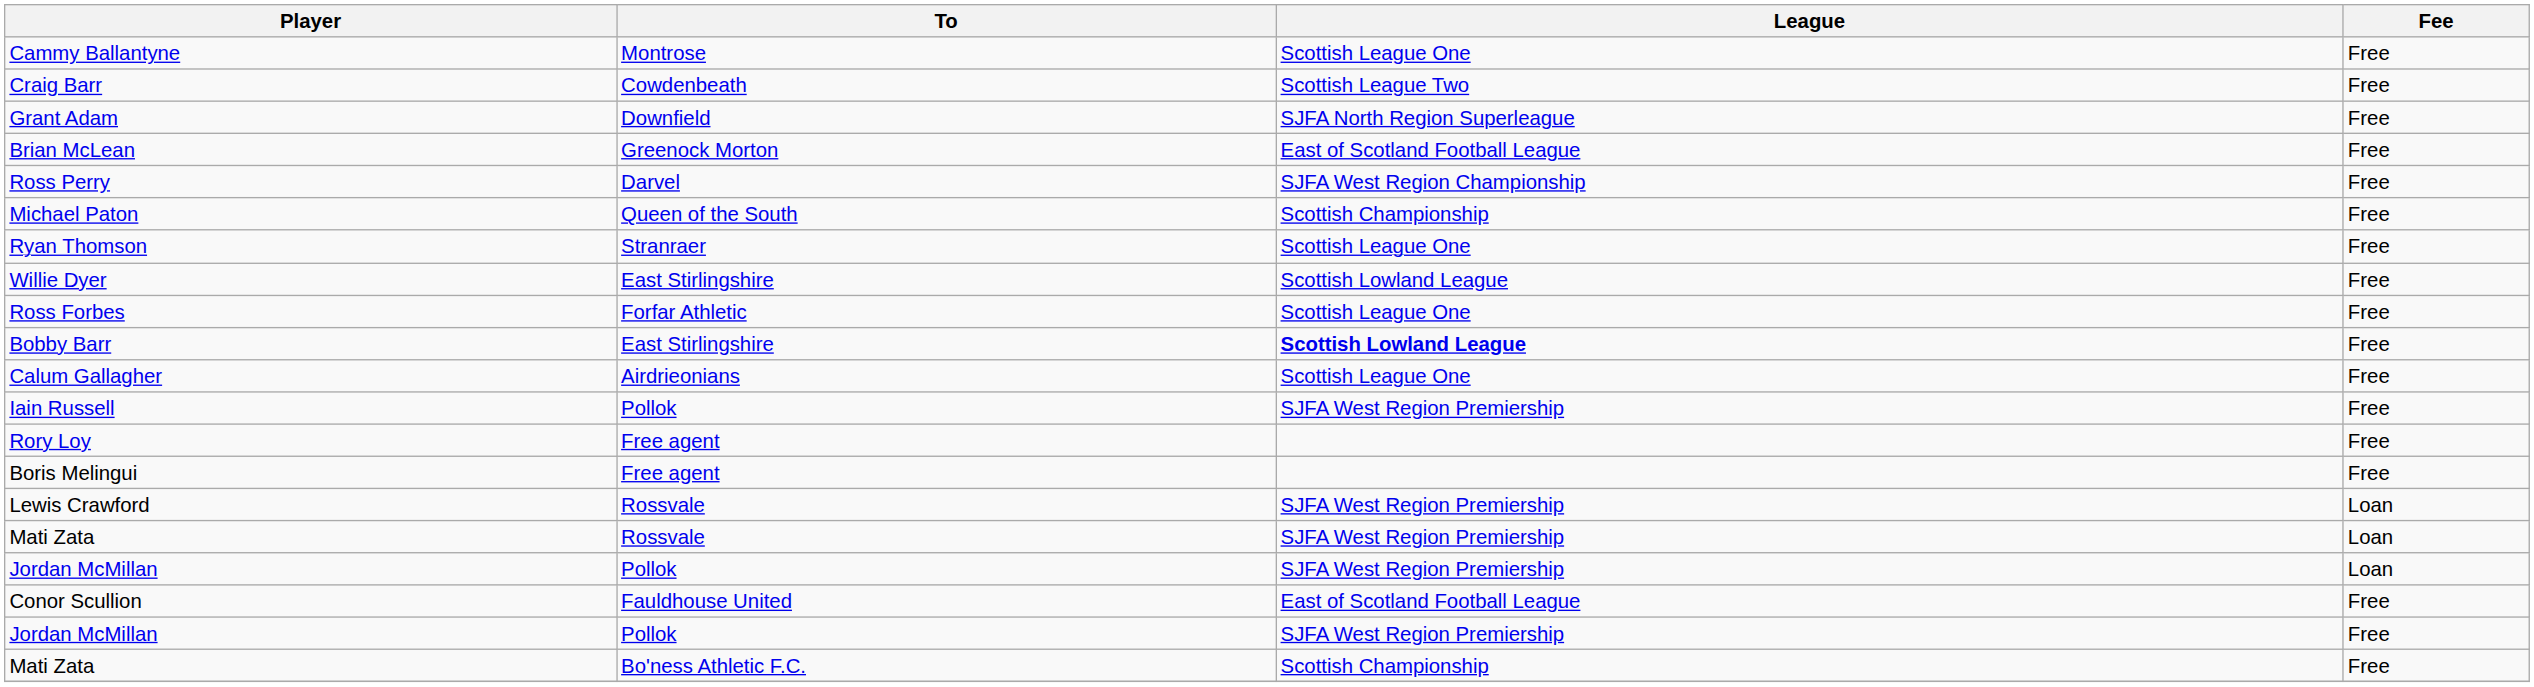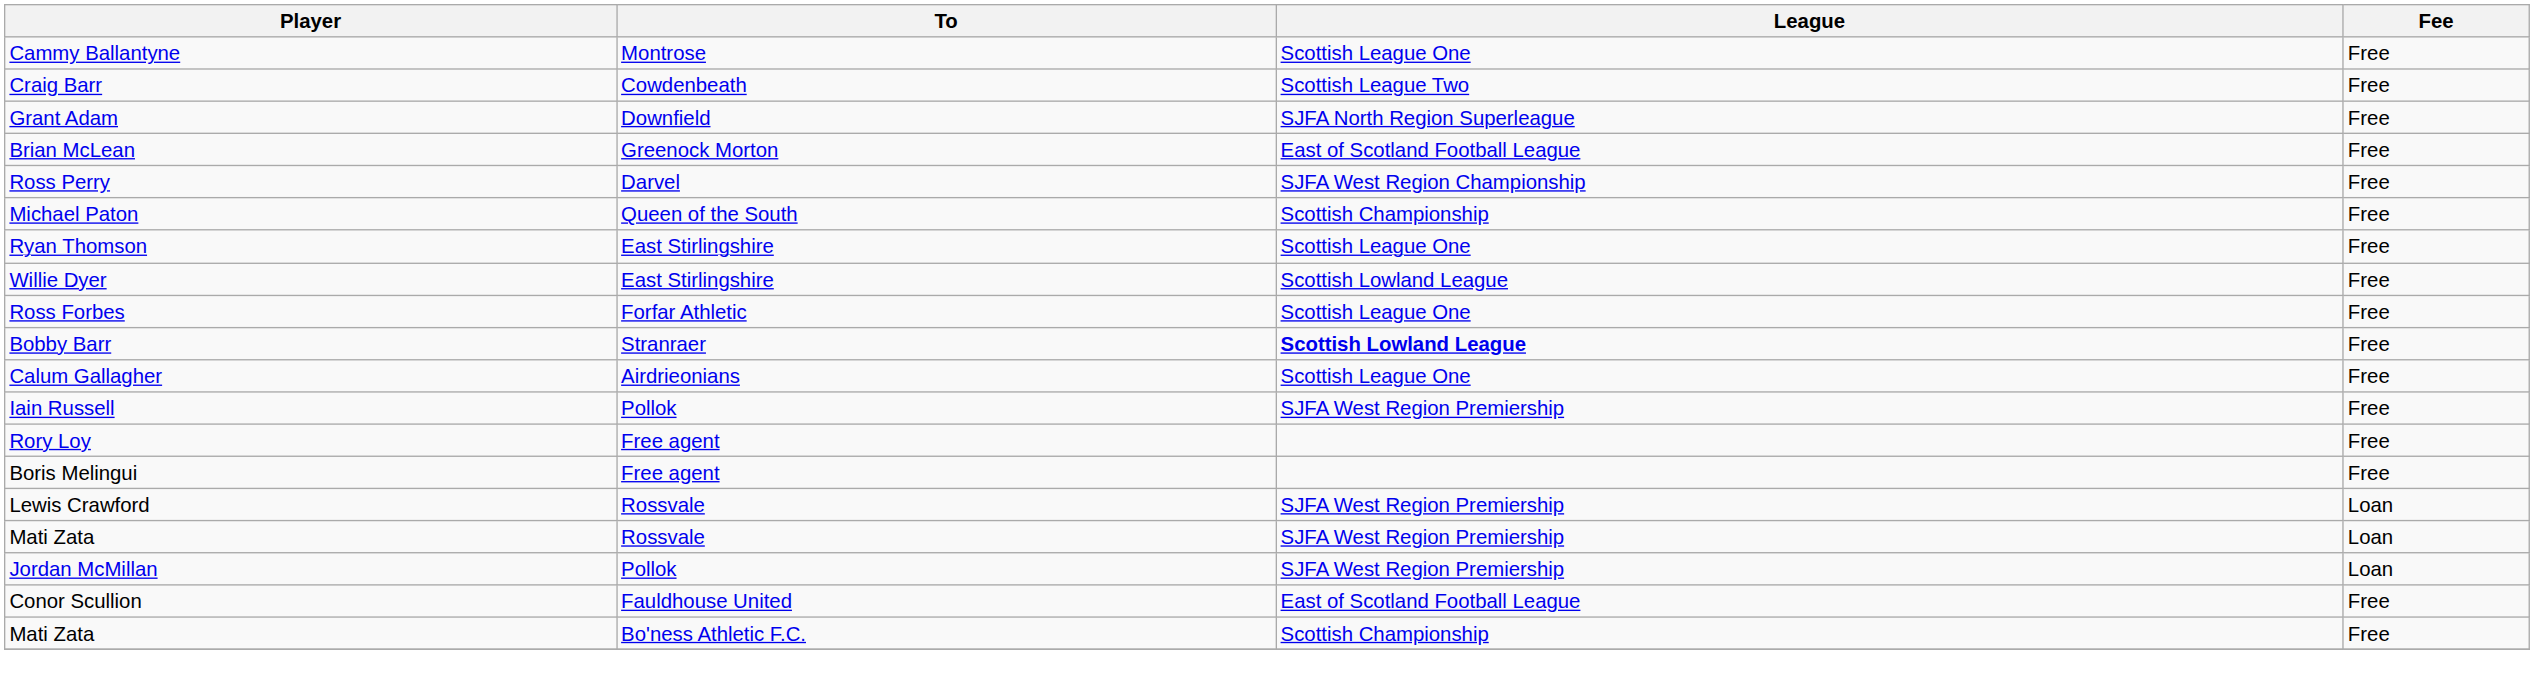(664, 247) Stranraer -> (697, 247) East Stirlingshire
(697, 343) East Stirlingshire -> (664, 343) Stranraer
- row: (83, 634)
